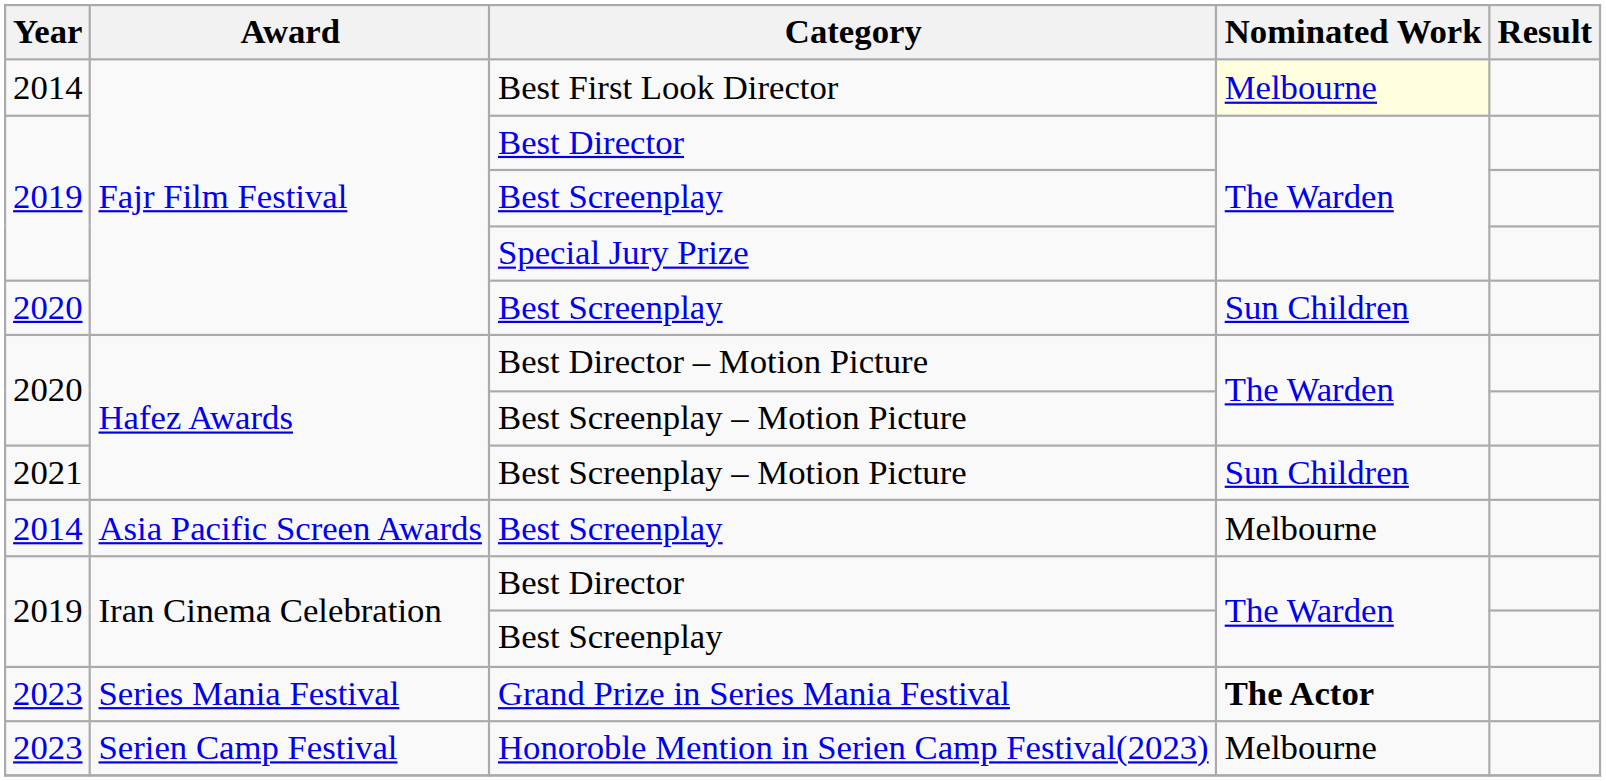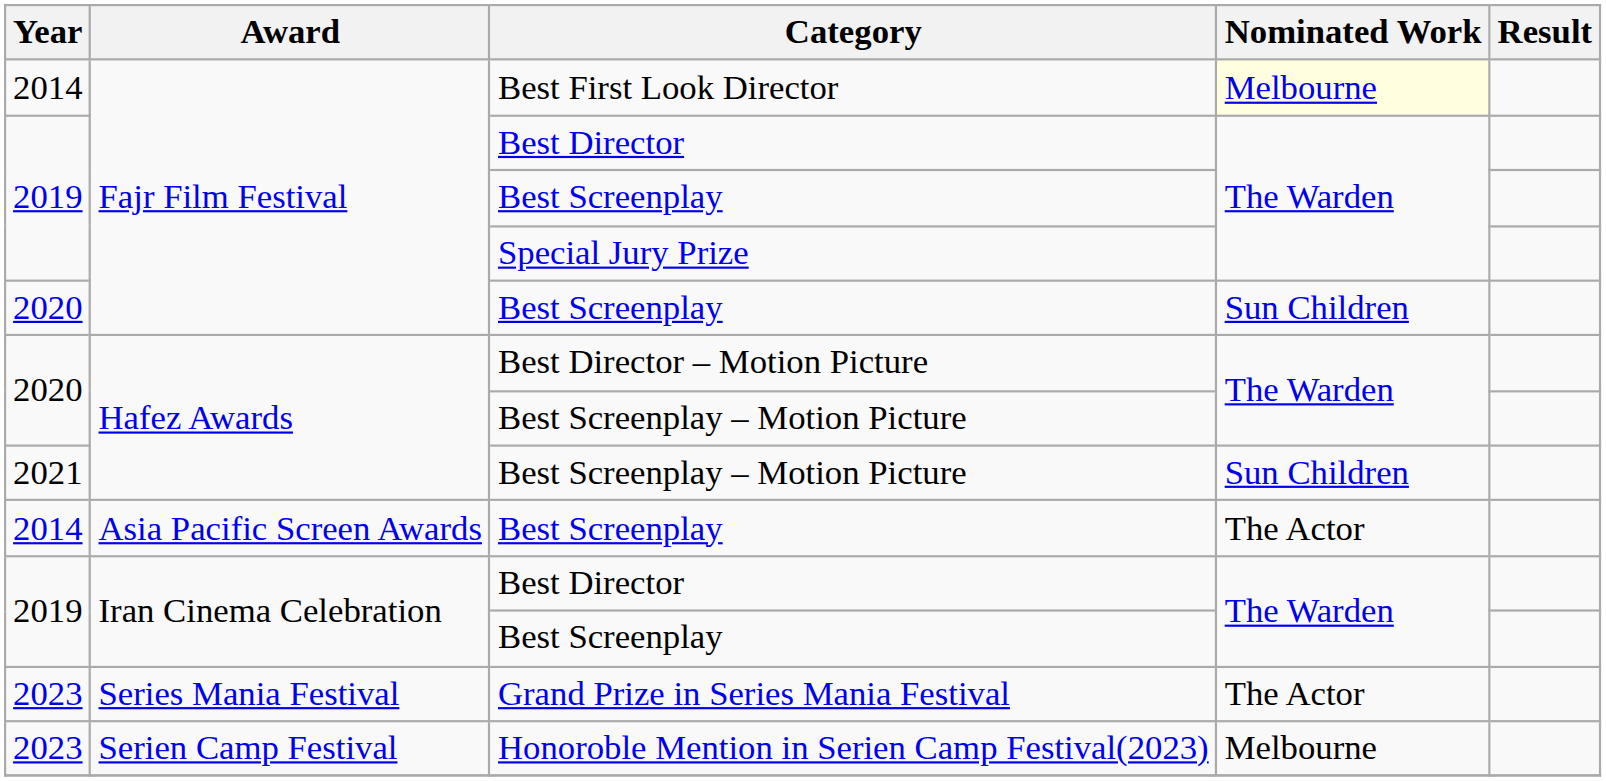(1301, 527) Melbourne -> (1295, 527) The Actor
(1299, 692) bold -> (1295, 692) normal
